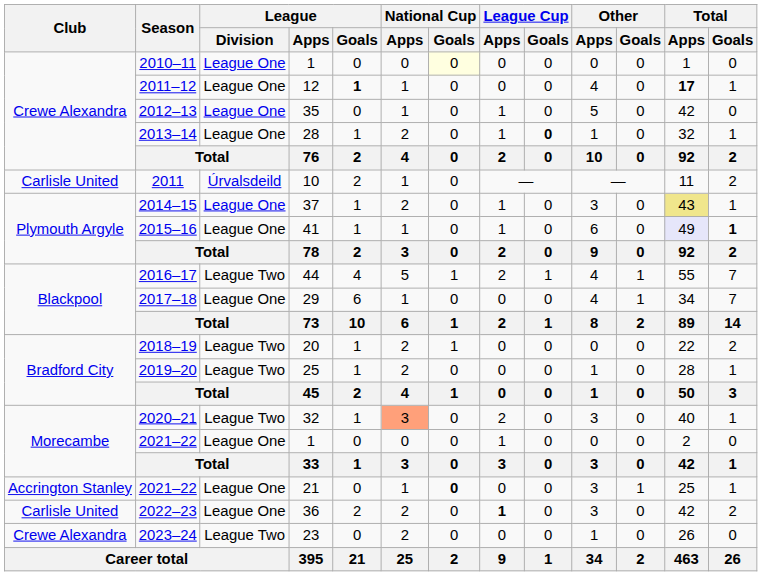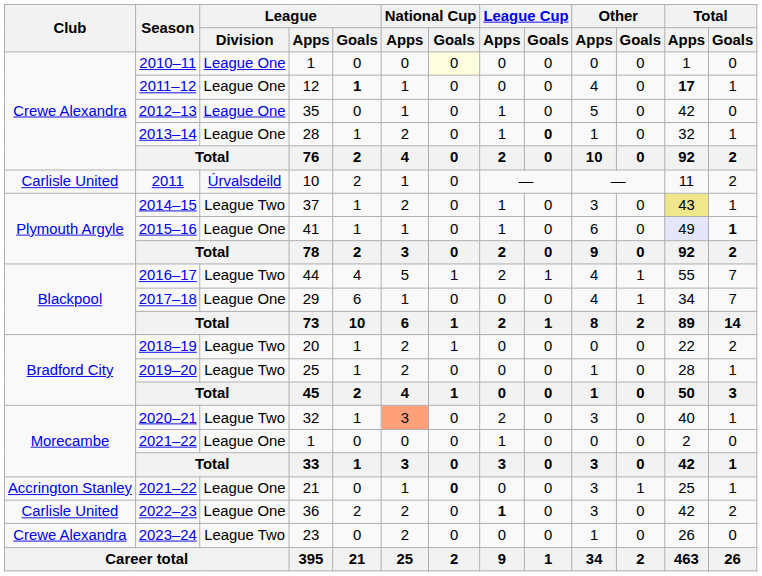(245, 205) League One -> (245, 205) League Two
